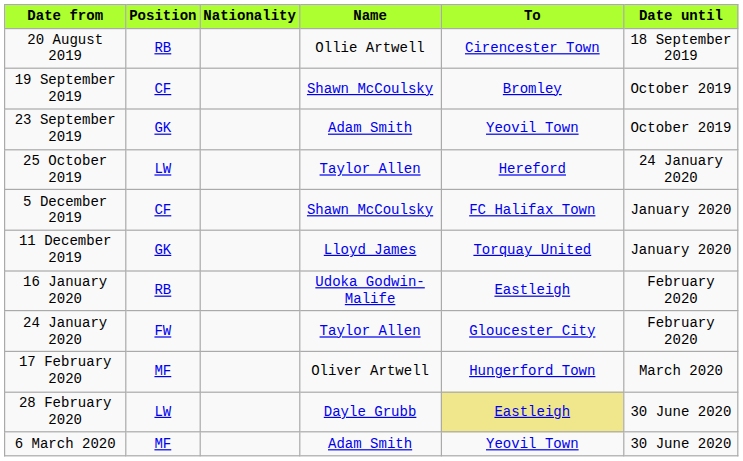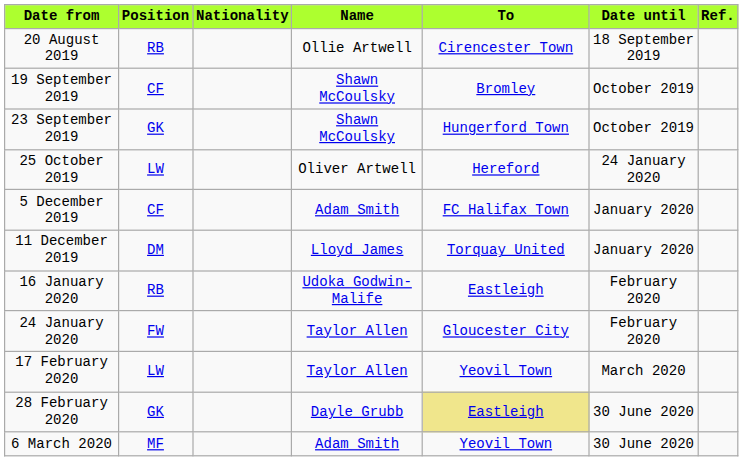+ column: (718, 16)
(370, 129) Adam Smith -> (357, 129) Shawn McCoulsky
(532, 129) Yeovil Town -> (506, 129) Hungerford Town
(370, 169) Taylor Allen -> (357, 169) Oliver Artwell
(370, 210) Shawn McCoulsky -> (357, 210) Adam Smith
(163, 250) GK -> (156, 250) DM
(163, 371) MF -> (156, 371) LW
(370, 371) Oliver Artwell -> (357, 371) Taylor Allen
(532, 371) Hungerford Town -> (506, 371) Yeovil Town
(163, 412) LW -> (156, 412) GK
